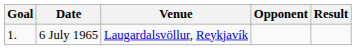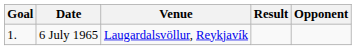columns swapped: (281, 14) <-> (331, 14)
